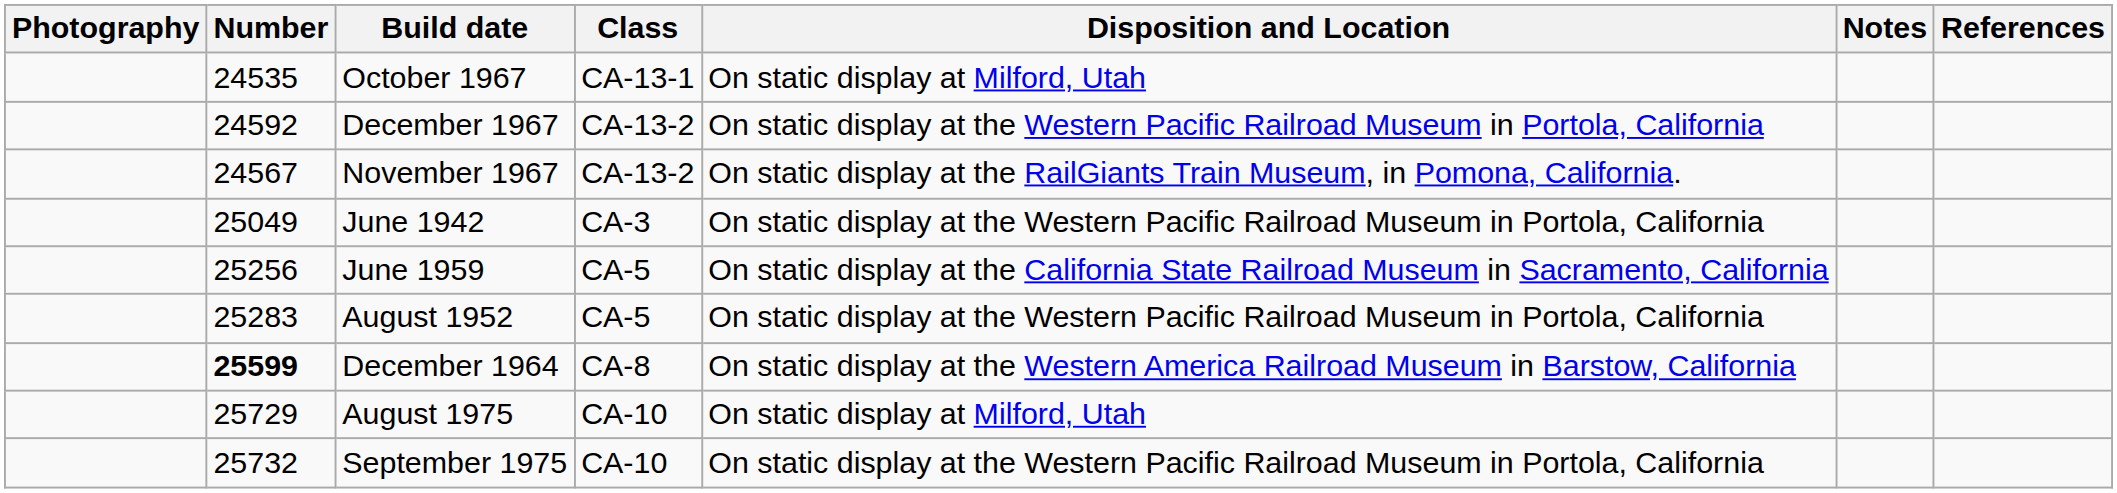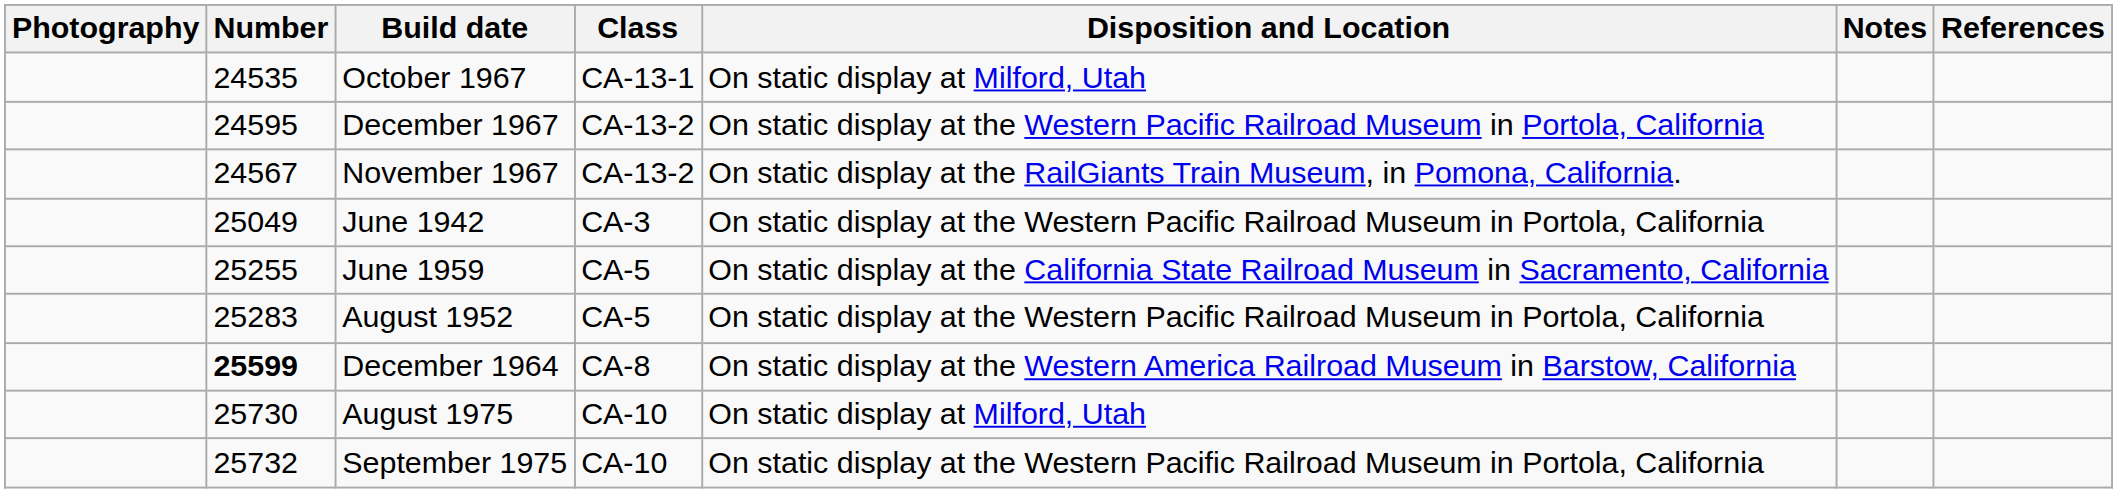(256, 125) 24592 -> (256, 125) 24595
(256, 269) 25256 -> (256, 269) 25255
(256, 414) 25729 -> (256, 414) 25730
